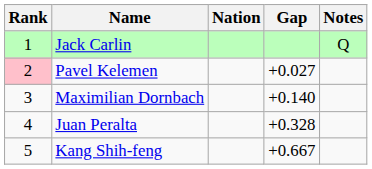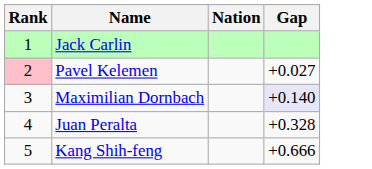- column: (343, 17)
(292, 97) no background -> (292, 97) lavender background
(292, 151) +0.667 -> (292, 151) +0.666
